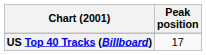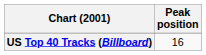(178, 42) 17 -> (178, 42) 16
